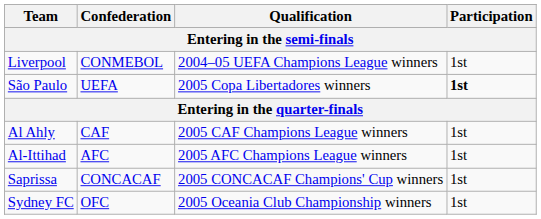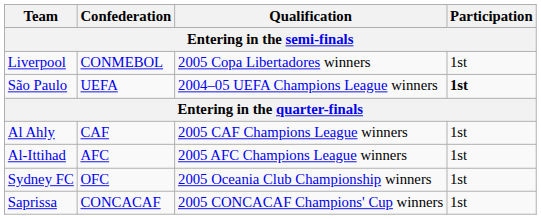(308, 62) 2004–05 UEFA Champions League winners -> (274, 62) 2005 Copa Libertadores winners
(274, 86) 2005 Copa Libertadores winners -> (308, 86) 2004–05 UEFA Champions League winners
rows swapped: (32, 179) <-> (41, 202)
